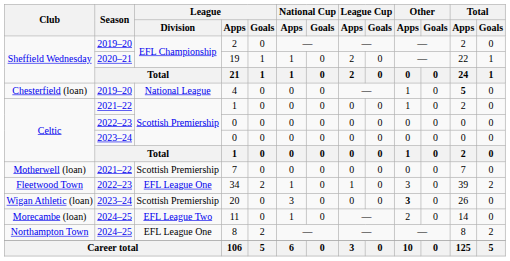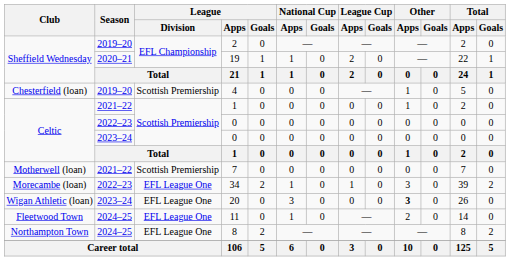(178, 91) National League -> (178, 91) Scottish Premiership
(463, 91) bold -> (463, 91) normal
(50, 185) Fleetwood Town -> (50, 185) Morecambe (loan)
(178, 201) Scottish Premiership -> (178, 201) EFL League One
(50, 216) Morecambe (loan) -> (50, 216) Fleetwood Town
(178, 216) EFL League Two -> (178, 216) EFL League One
